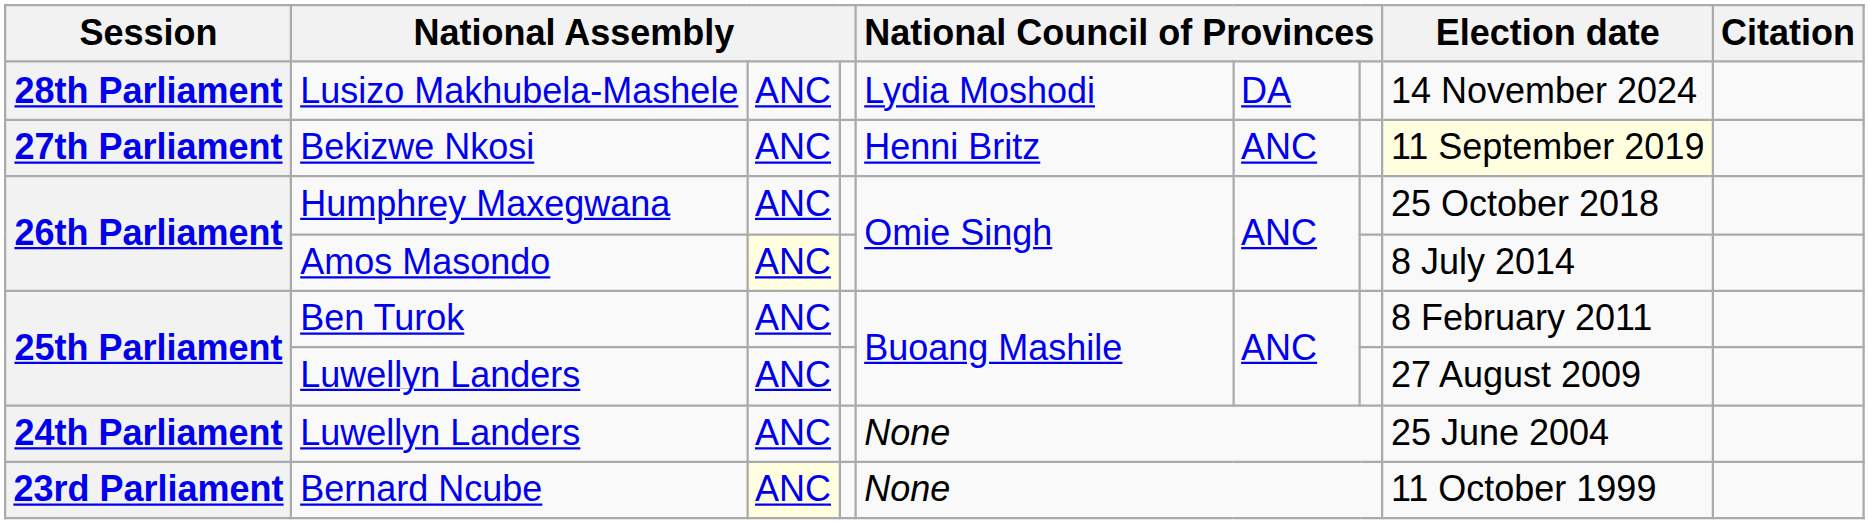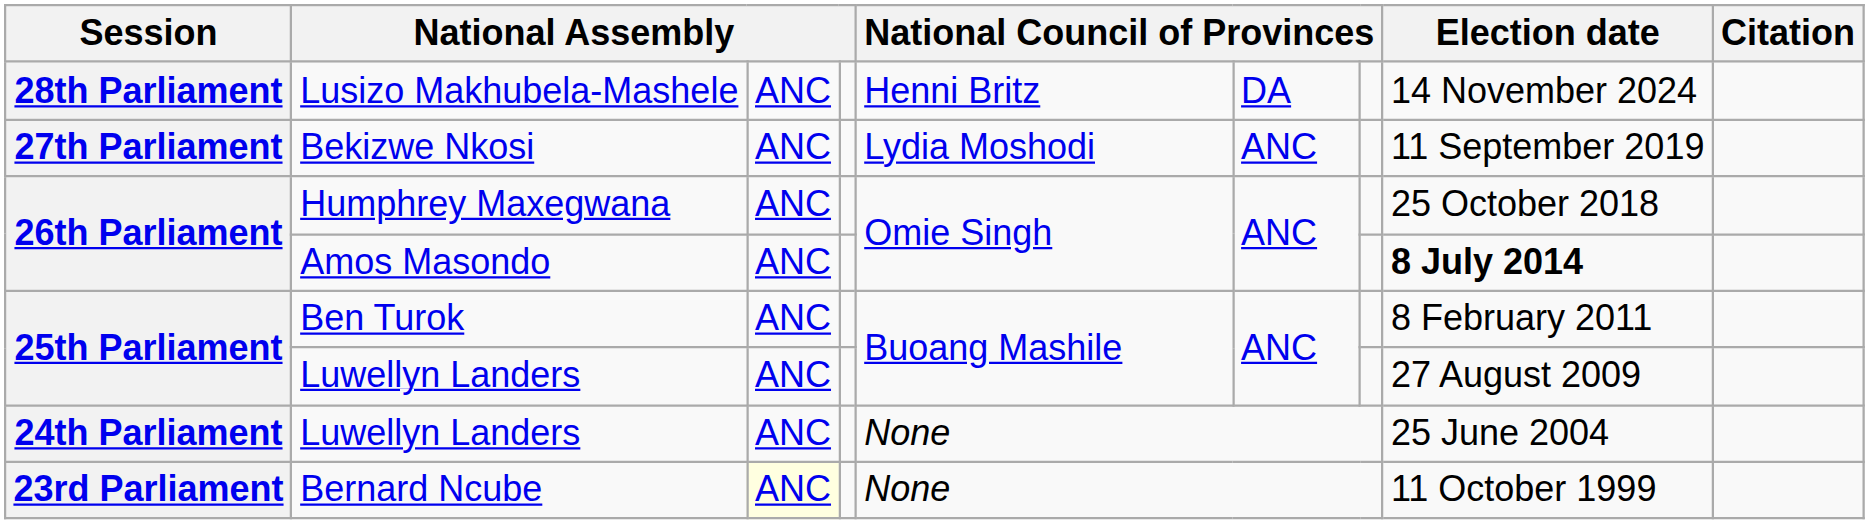(980, 90) Lydia Moshodi -> (952, 90) Henni Britz
(952, 147) Henni Britz -> (980, 147) Lydia Moshodi
(1548, 147) lightyellow background -> (1548, 147) no background
(793, 261) lightyellow background -> (793, 261) no background
(1483, 261) normal -> (1487, 261) bold
